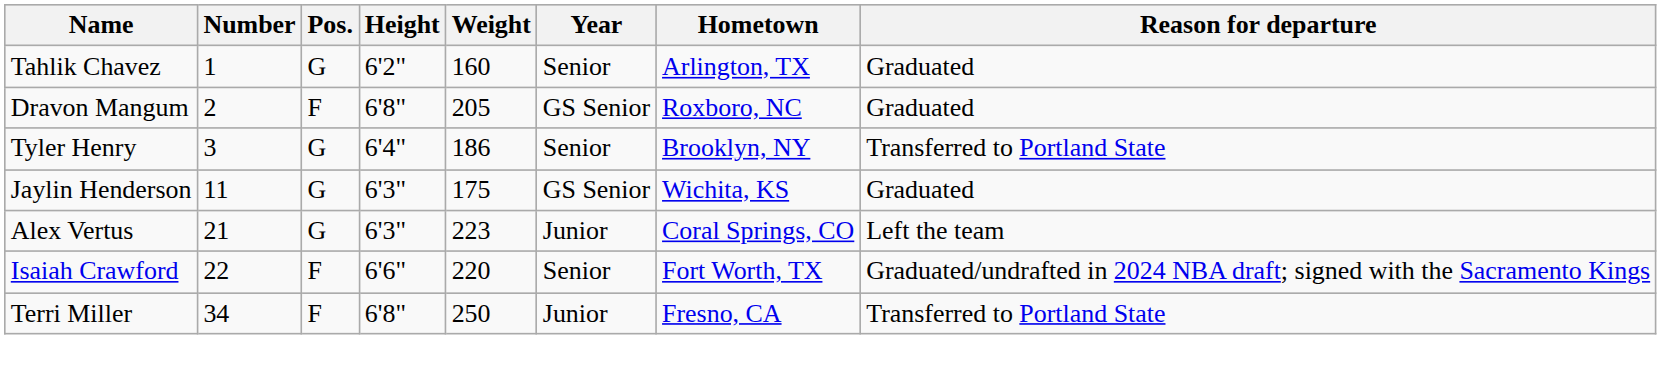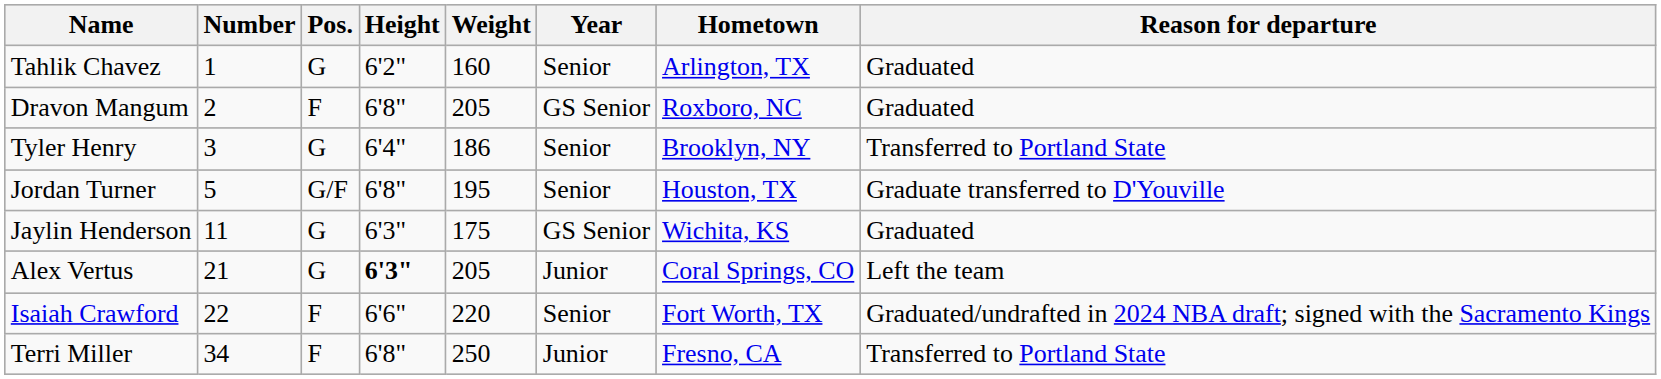+ row: (83, 189)
(385, 230) normal -> (389, 271) bold
(471, 230) 223 -> (471, 271) 205
